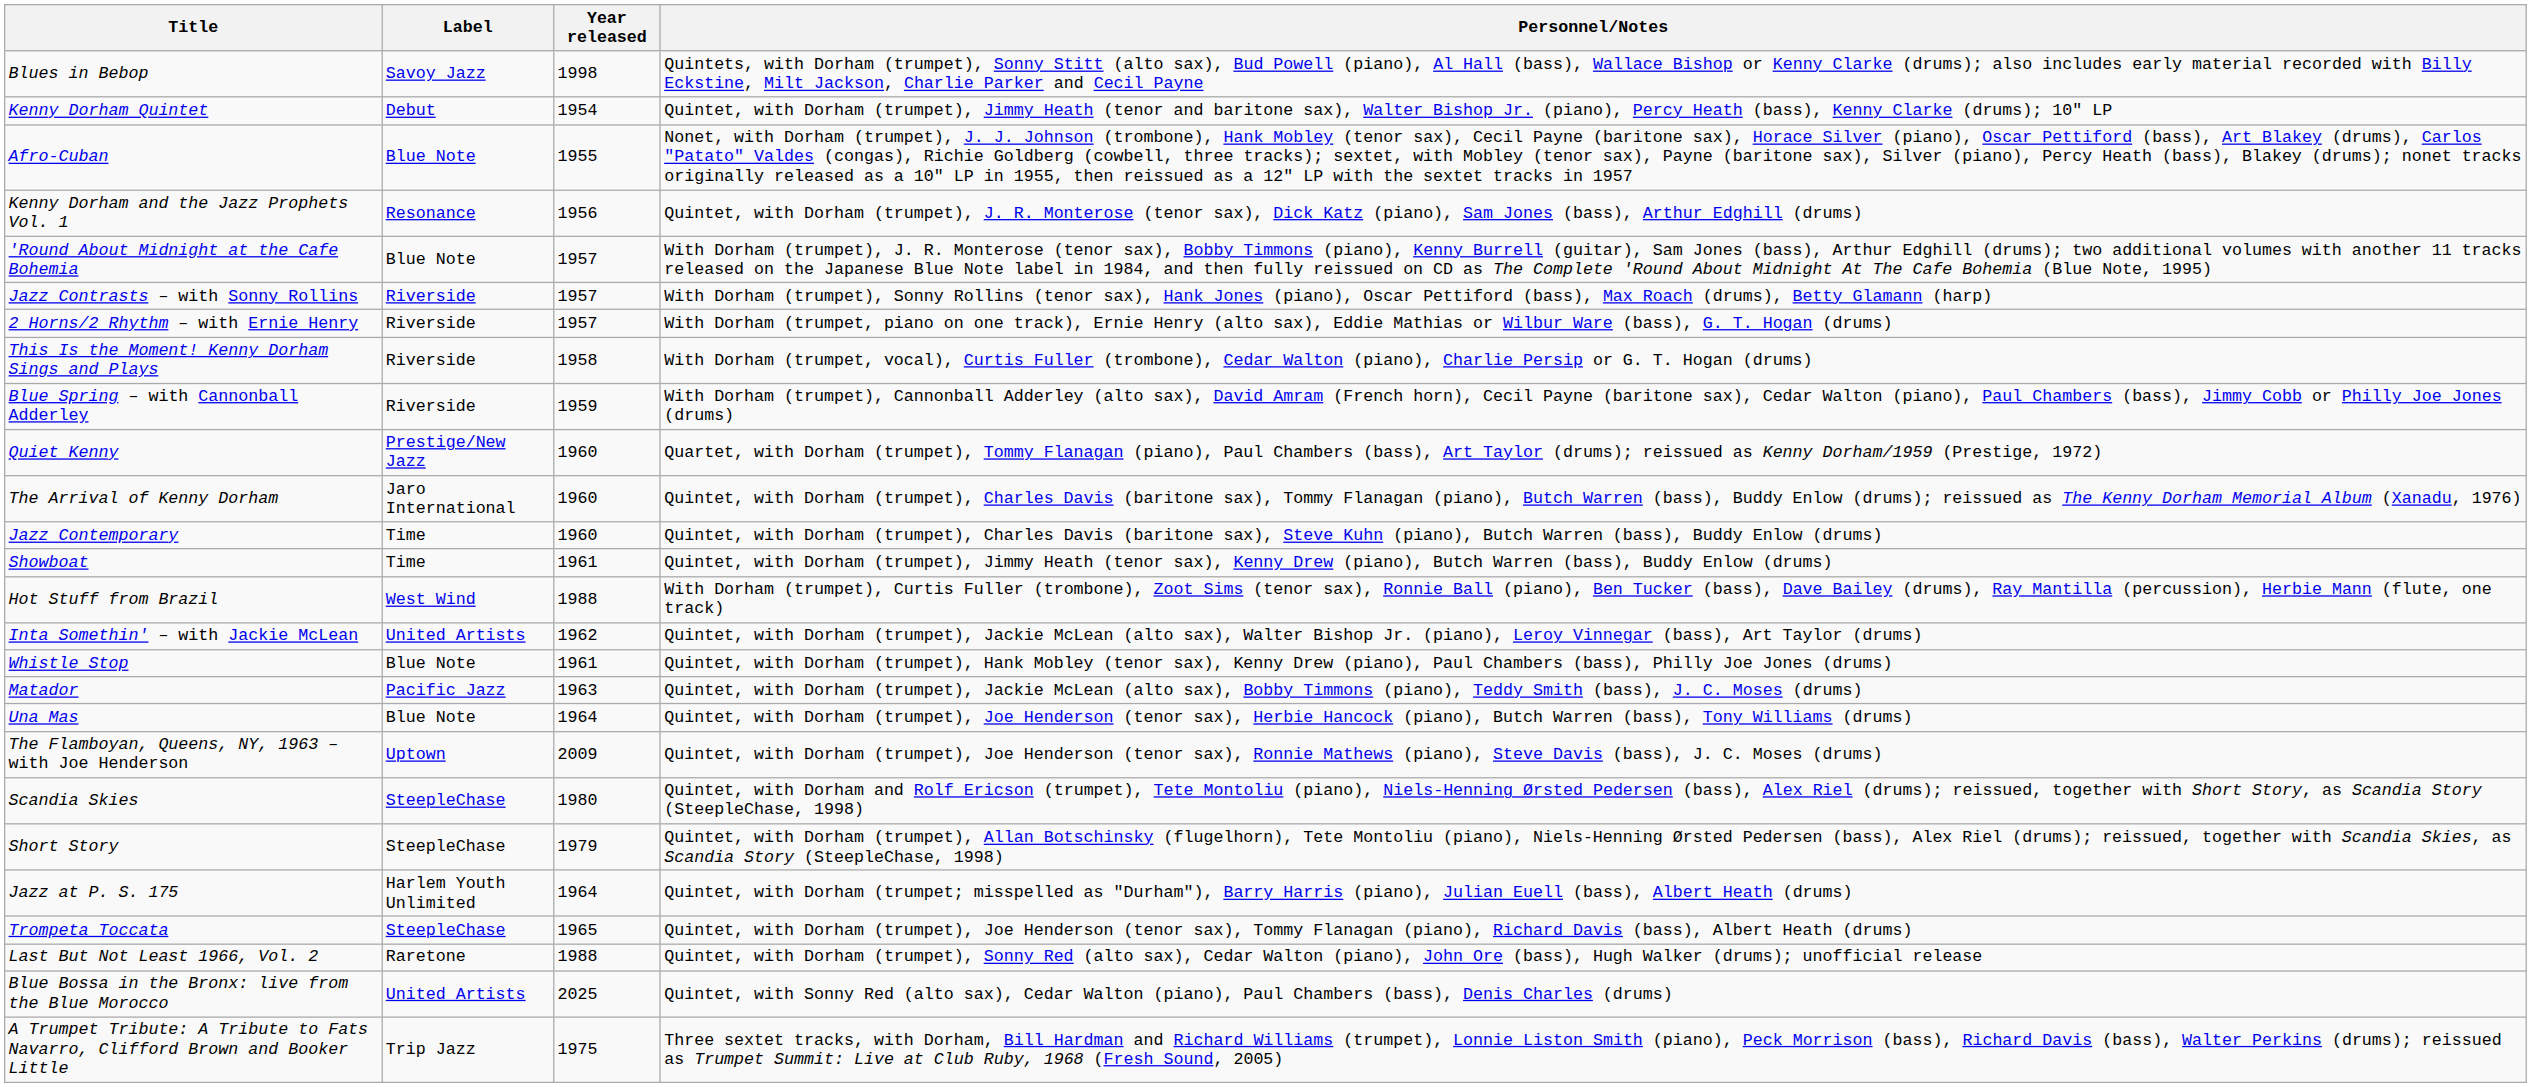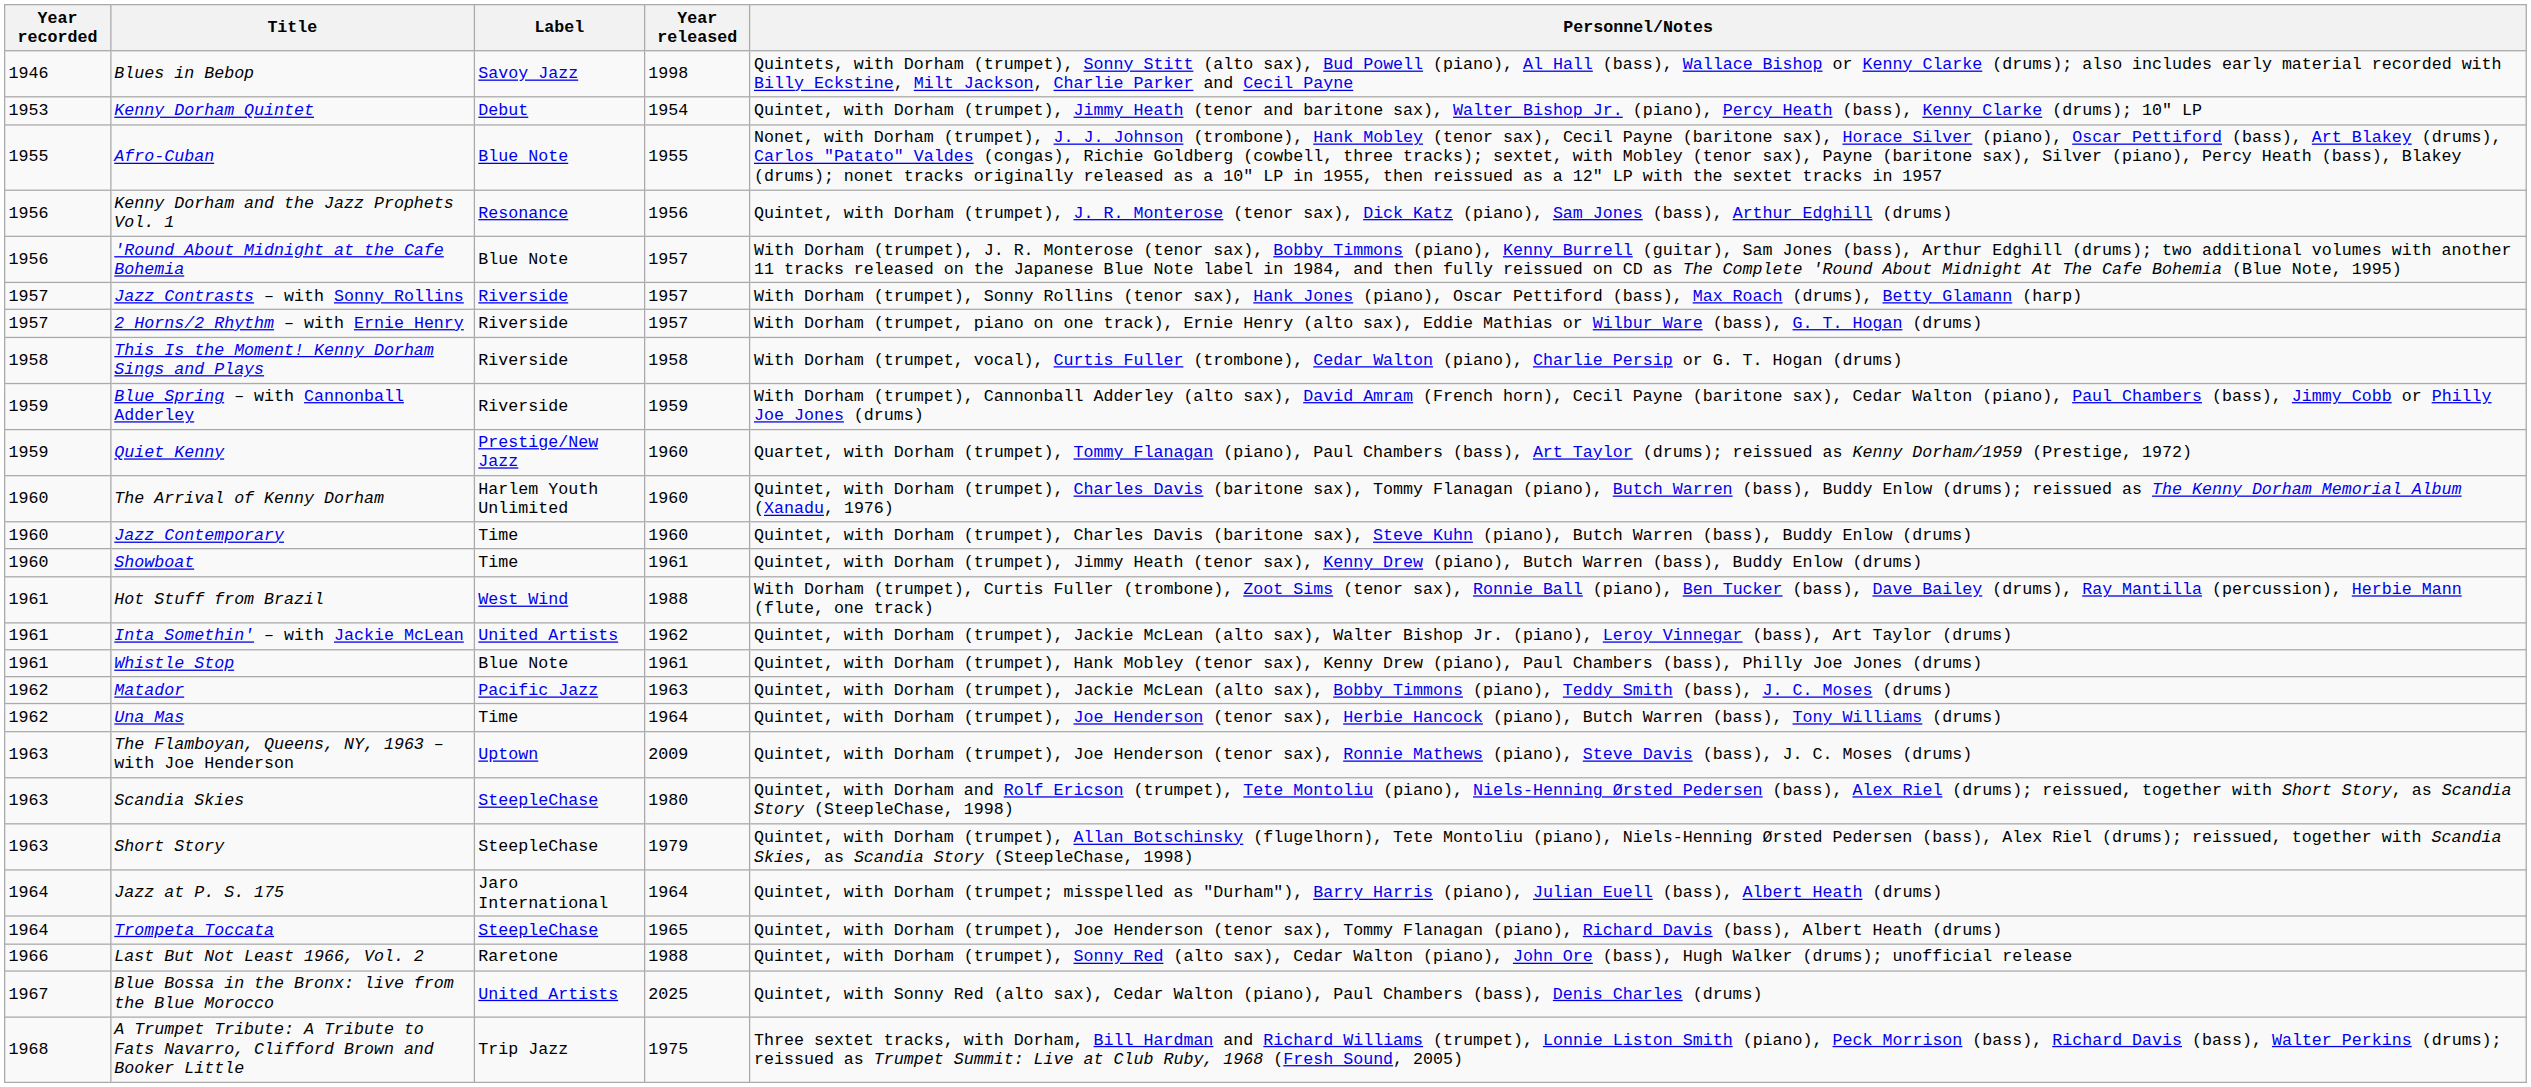+ column: (57, 28)
(451, 499) Jaro International -> (538, 499) Harlem Youth Unlimited
(431, 718) Blue Note -> (498, 718) Time
(446, 893) Harlem Youth Unlimited -> (543, 893) Jaro International
